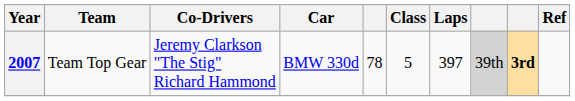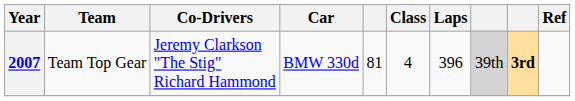(374, 63) 78 -> (374, 63) 81
(408, 63) 5 -> (408, 63) 4
(451, 63) 397 -> (451, 63) 396
